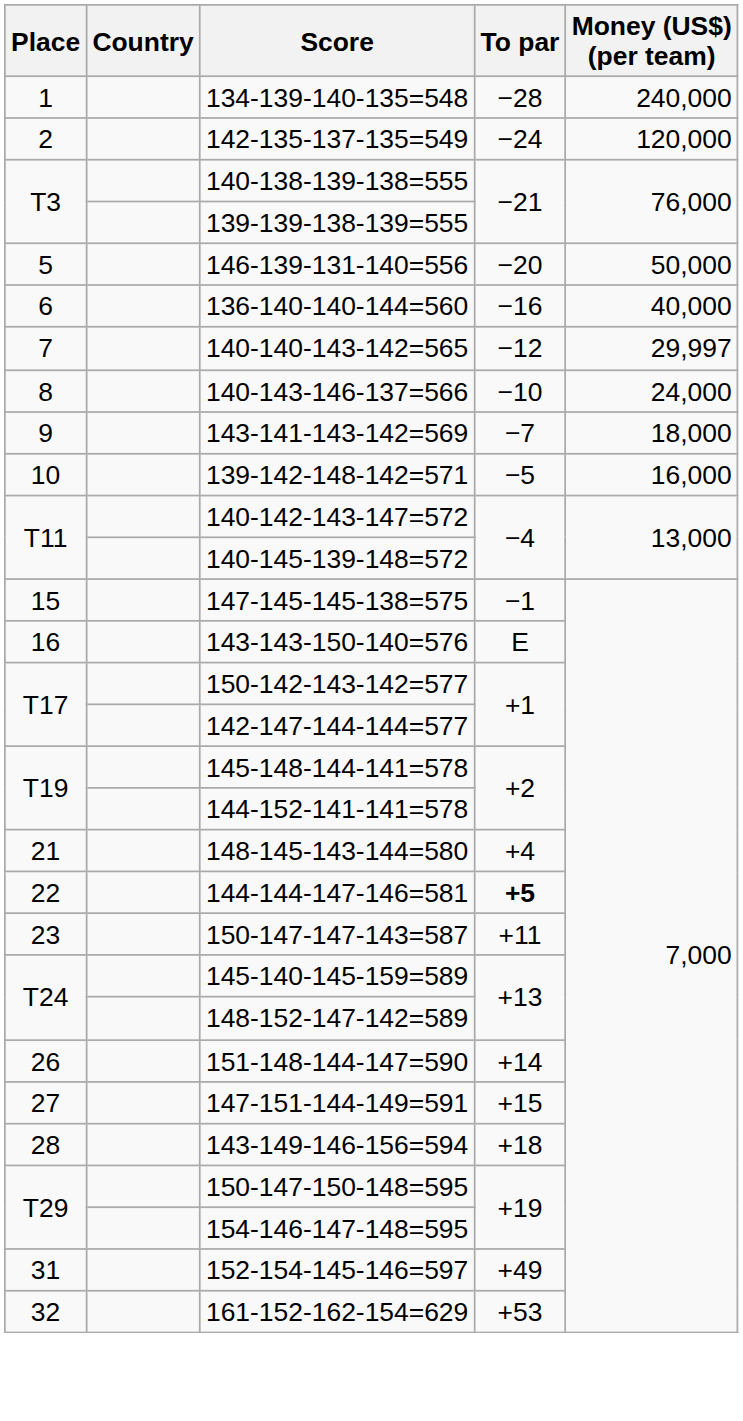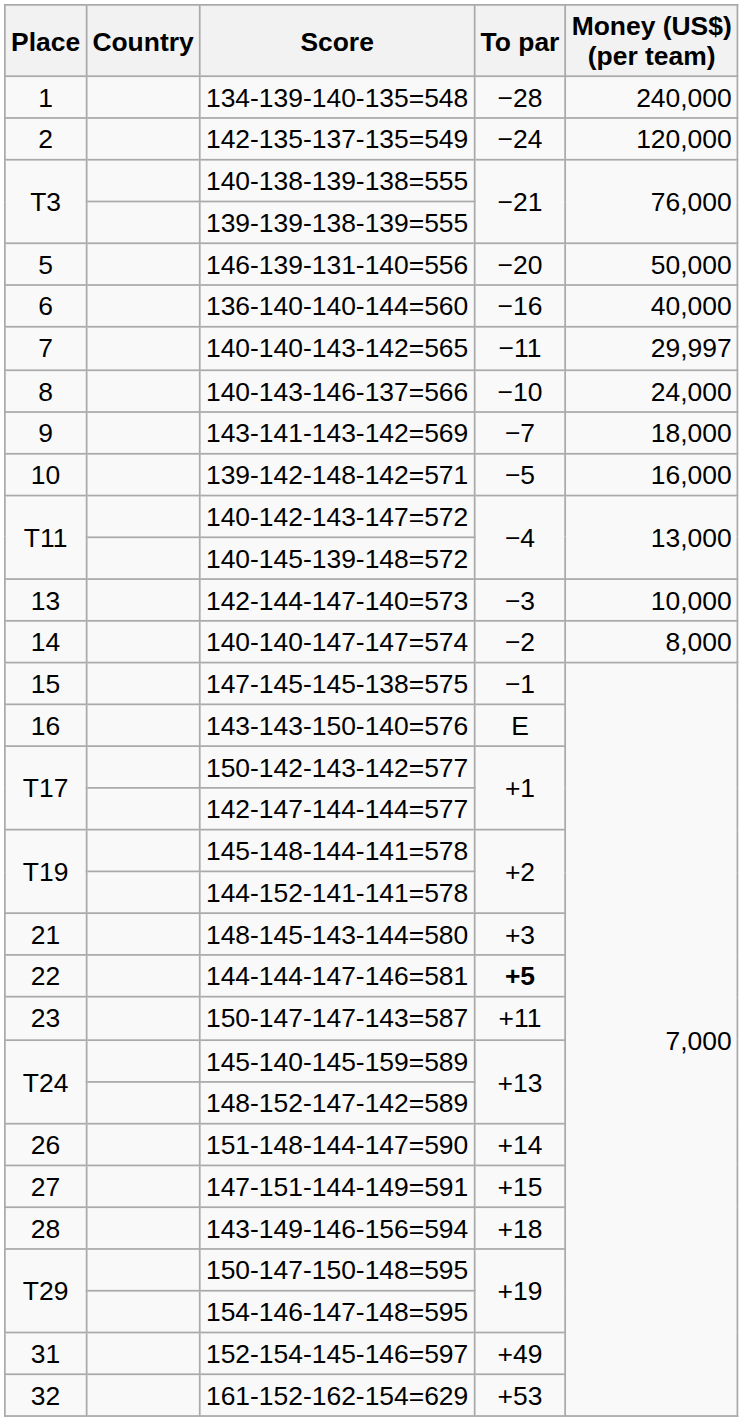(520, 349) −12 -> (520, 349) −11
+ row: (337, 600)
+ row: (337, 642)
(520, 851) +4 -> (520, 935) +3
